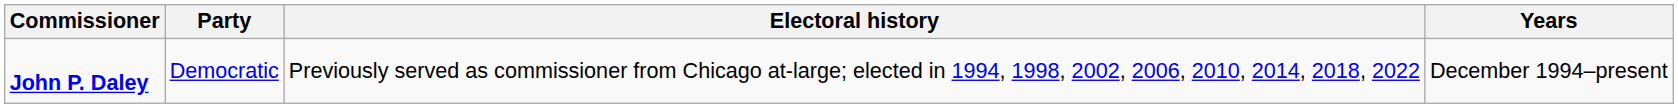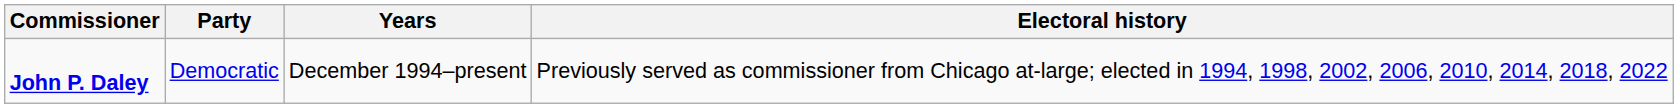columns swapped: (1549, 21) <-> (854, 21)
